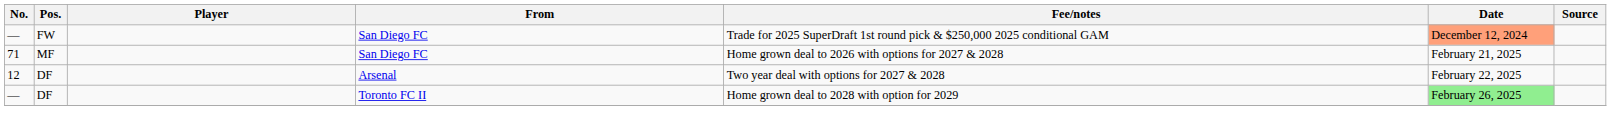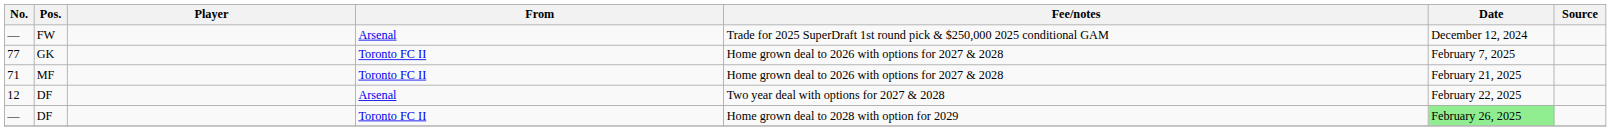(393, 35) San Diego FC -> (377, 35) Arsenal
(1479, 35) lightsalmon background -> (1479, 35) no background
+ row: (13, 55)
(393, 55) San Diego FC -> (392, 75) Toronto FC II
